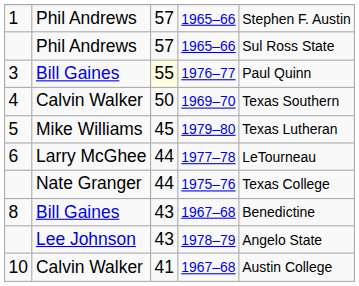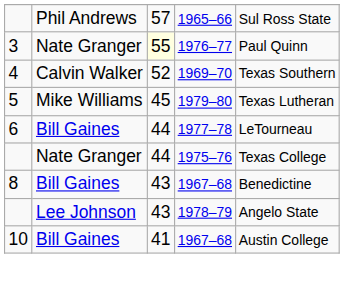- row: (13, 18)
(78, 73) Bill Gaines -> (89, 45) Nate Granger
(164, 101) 50 -> (161, 73) 52
(91, 156) Larry McGhee -> (78, 128) Bill Gaines
(89, 267) Calvin Walker -> (78, 239) Bill Gaines
